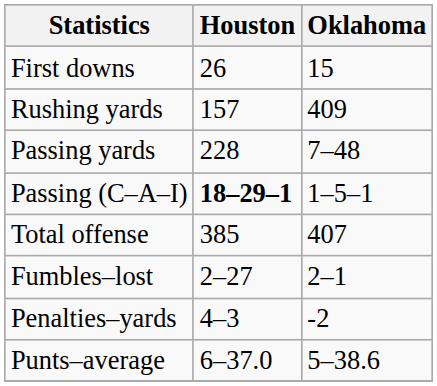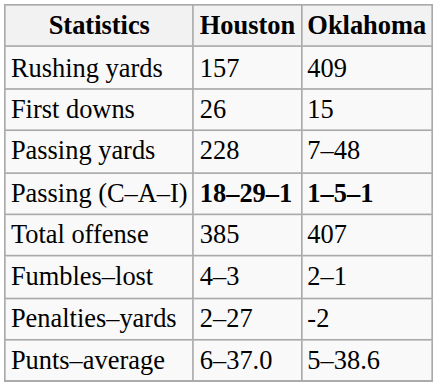rows swapped: (73, 67) <-> (87, 109)
(340, 192) normal -> (340, 192) bold
(226, 276) 2–27 -> (220, 276) 4–3
(220, 318) 4–3 -> (226, 318) 2–27
